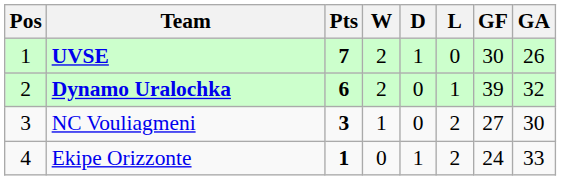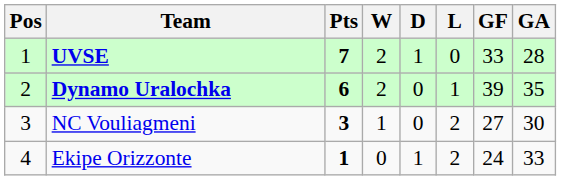(493, 55) 30 -> (493, 55) 33
(534, 55) 26 -> (534, 55) 28
(534, 89) 32 -> (534, 89) 35
